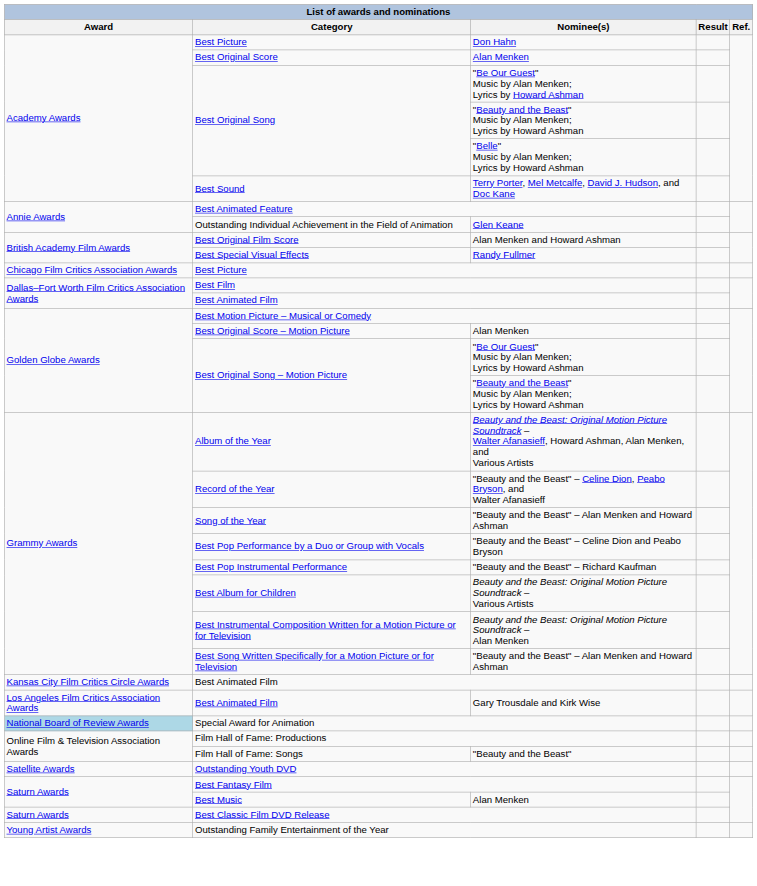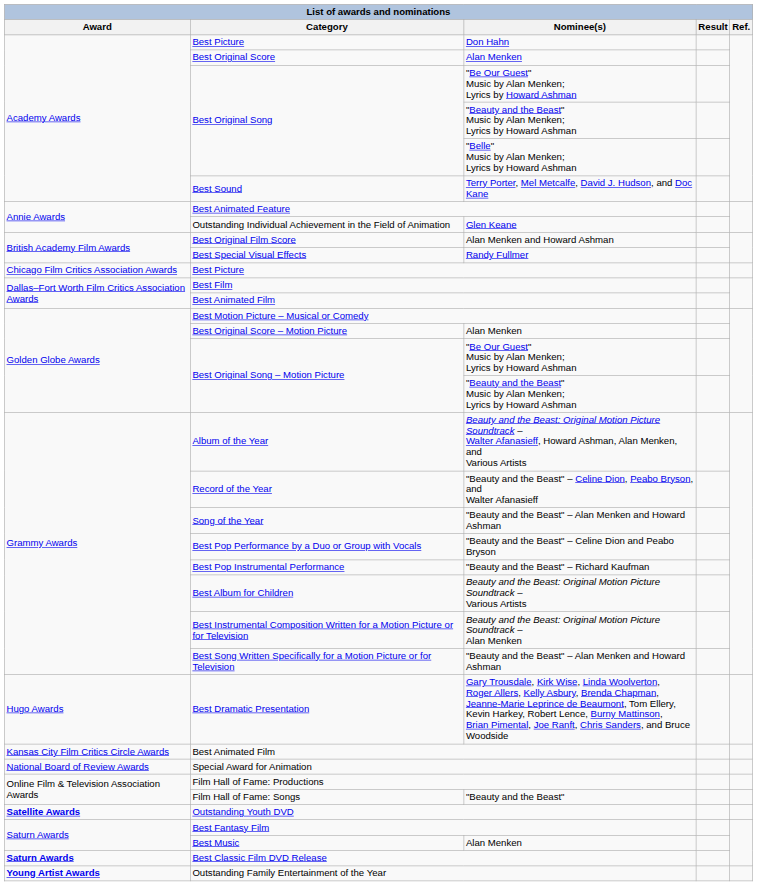+ row: (251, 709)
- row: (236, 703)
(78, 723) lightblue background -> (78, 766) no background
(41, 769) normal -> (43, 812) bold
(38, 814) normal -> (40, 858) bold
(49, 830) normal -> (53, 873) bold
